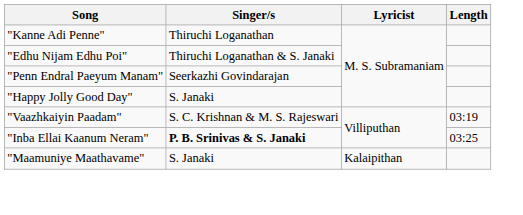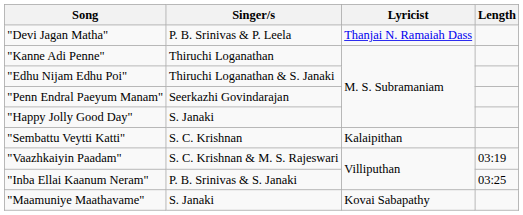+ row: (58, 35)
+ row: (66, 138)
(237, 138) bold -> (233, 179) normal
(373, 158) Kalaipithan -> (387, 199) Kovai Sabapathy
